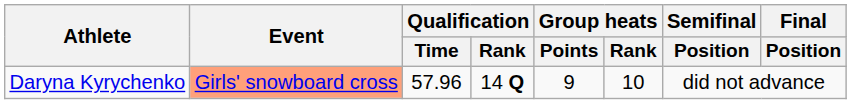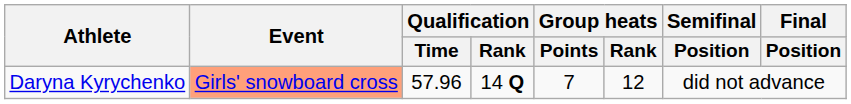(569, 83) 9 -> (569, 83) 7
(633, 83) 10 -> (633, 83) 12
